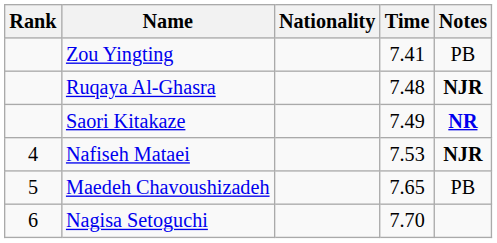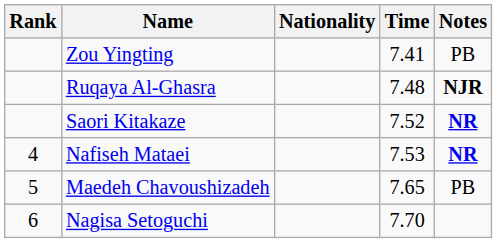(407, 121) 7.49 -> (407, 121) 7.52
(463, 154) NJR -> (463, 154) NR
